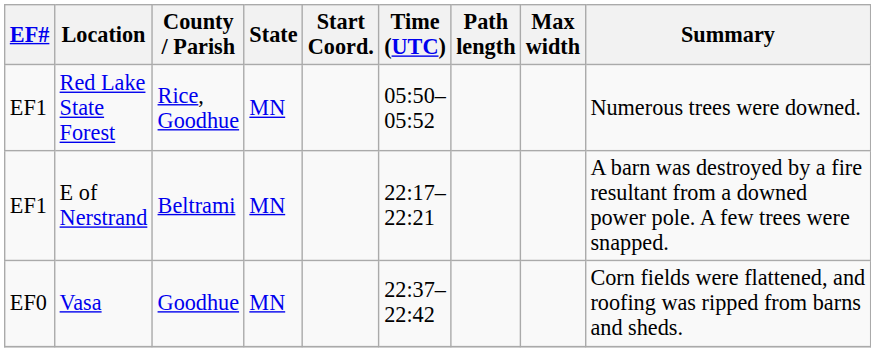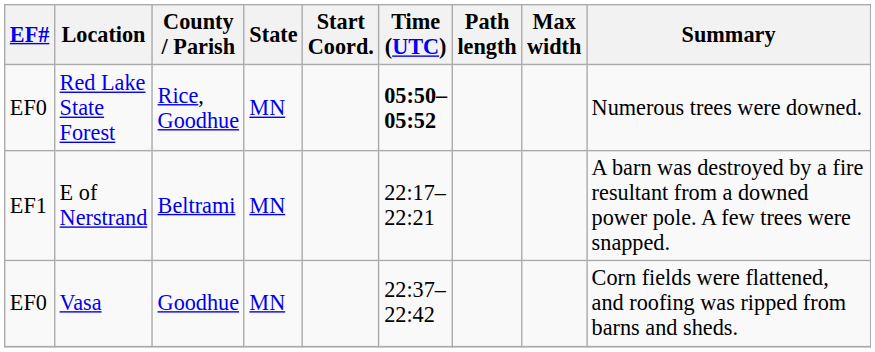(28, 107) EF1 -> (28, 107) EF0
(415, 107) normal -> (416, 107) bold
